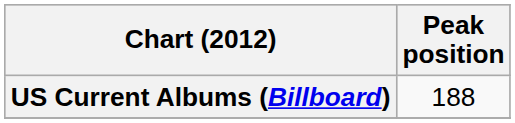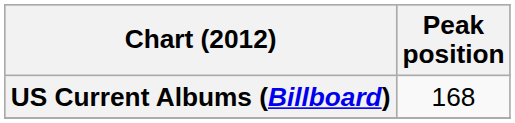(454, 96) 188 -> (454, 96) 168
